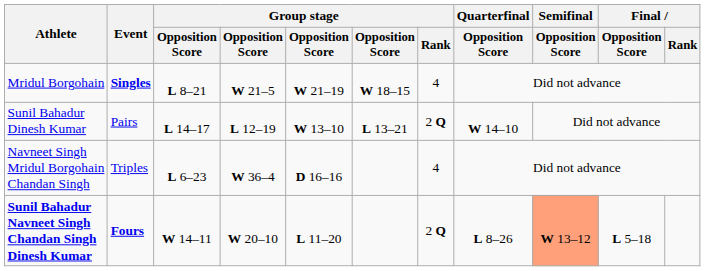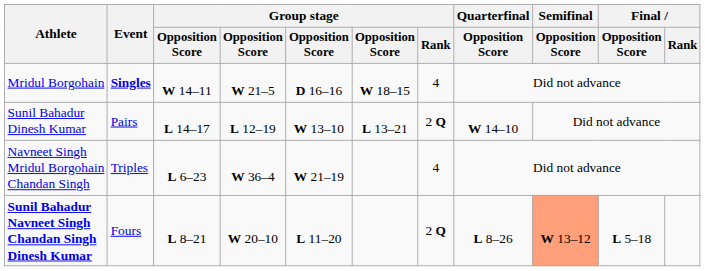(187, 90) L 8–21 -> (187, 90) W 14–11
(319, 90) W 21–19 -> (319, 90) D 16–16
(319, 176) D 16–16 -> (319, 176) W 21–19
(127, 230) bold -> (126, 230) normal
(187, 238) W 14–11 -> (187, 238) L 8–21
